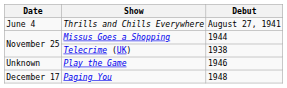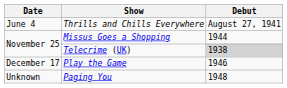(218, 50) no background -> (218, 50) lightgrey background
(23, 63) Unknown -> (33, 63) December 17
(33, 77) December 17 -> (23, 77) Unknown
